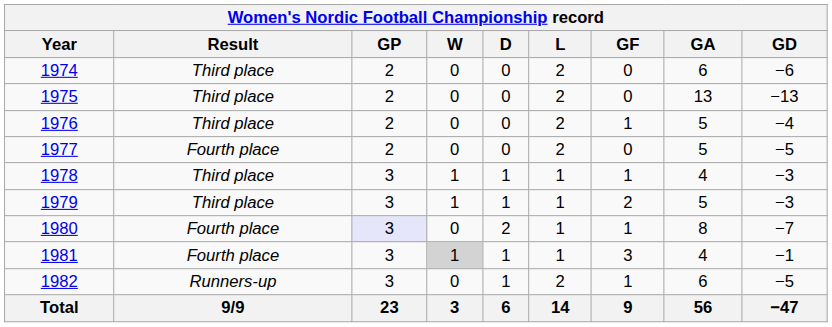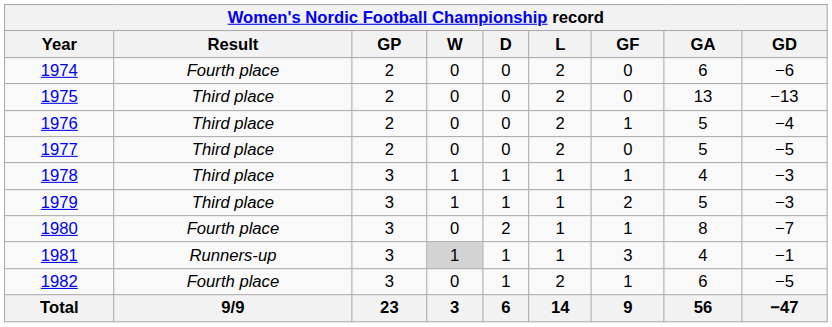(233, 70) Third place -> (233, 70) Fourth place
(233, 149) Fourth place -> (233, 149) Third place
(389, 228) lavender background -> (389, 228) no background
(233, 255) Fourth place -> (233, 255) Runners-up
(233, 281) Runners-up -> (233, 281) Fourth place
